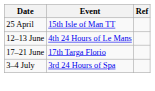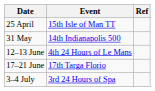+ row: (19, 38)
